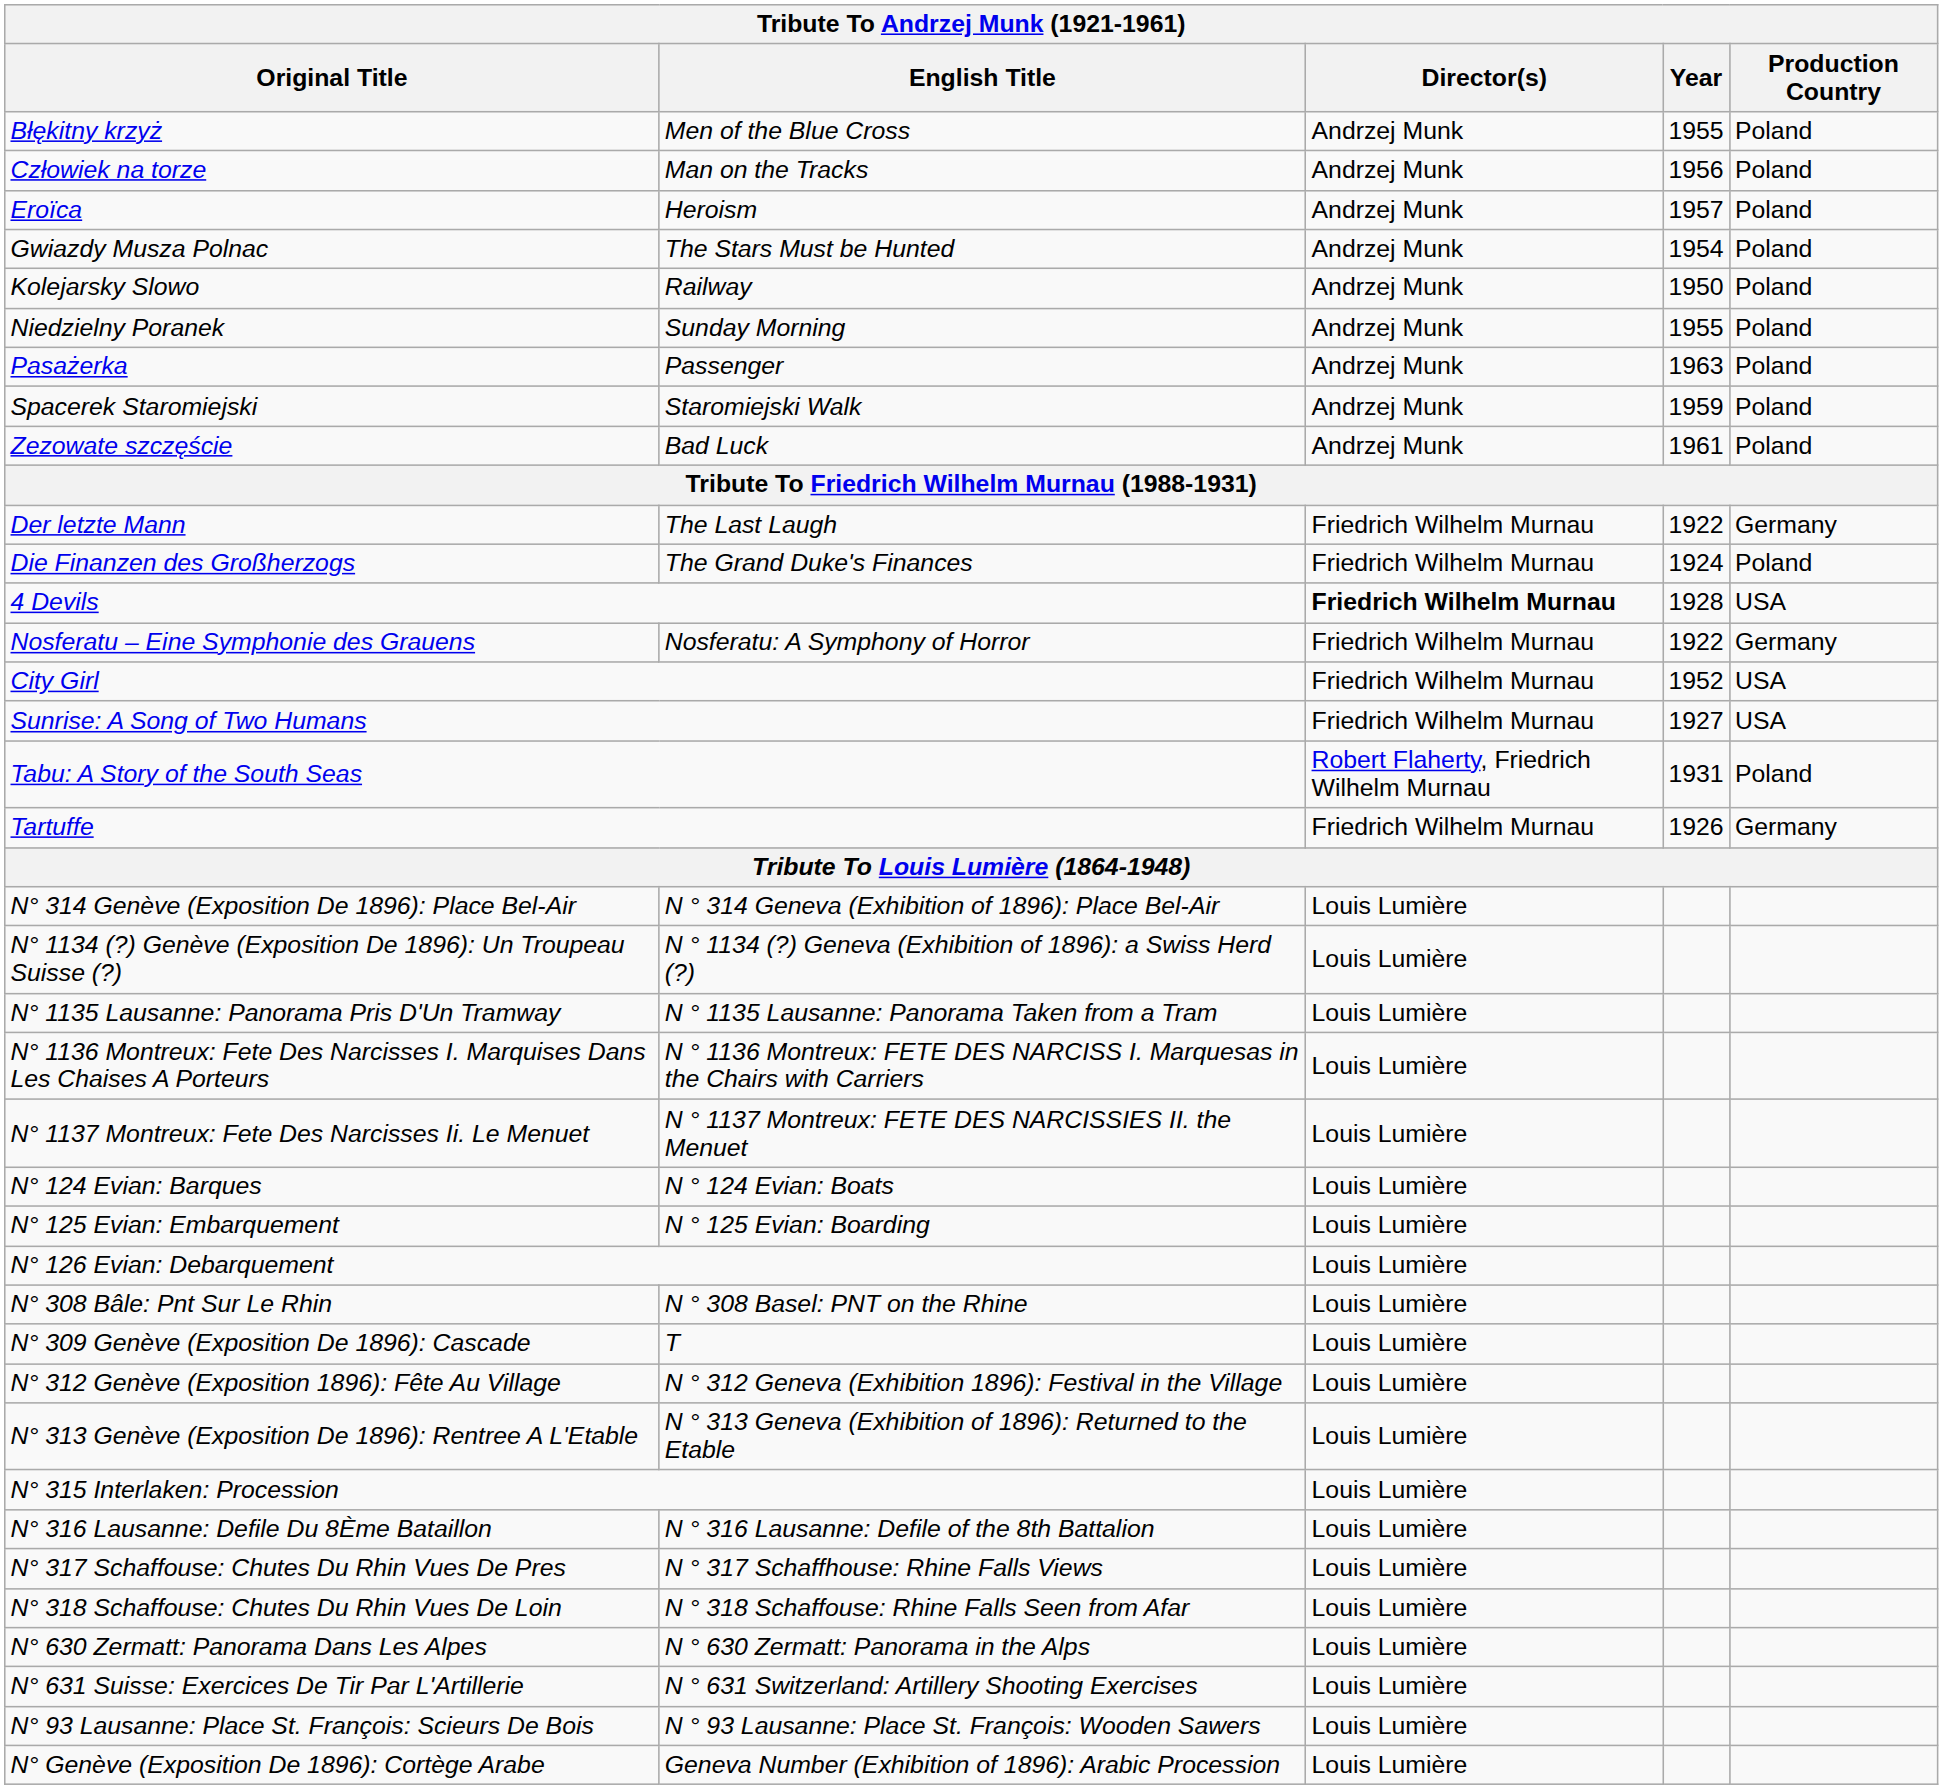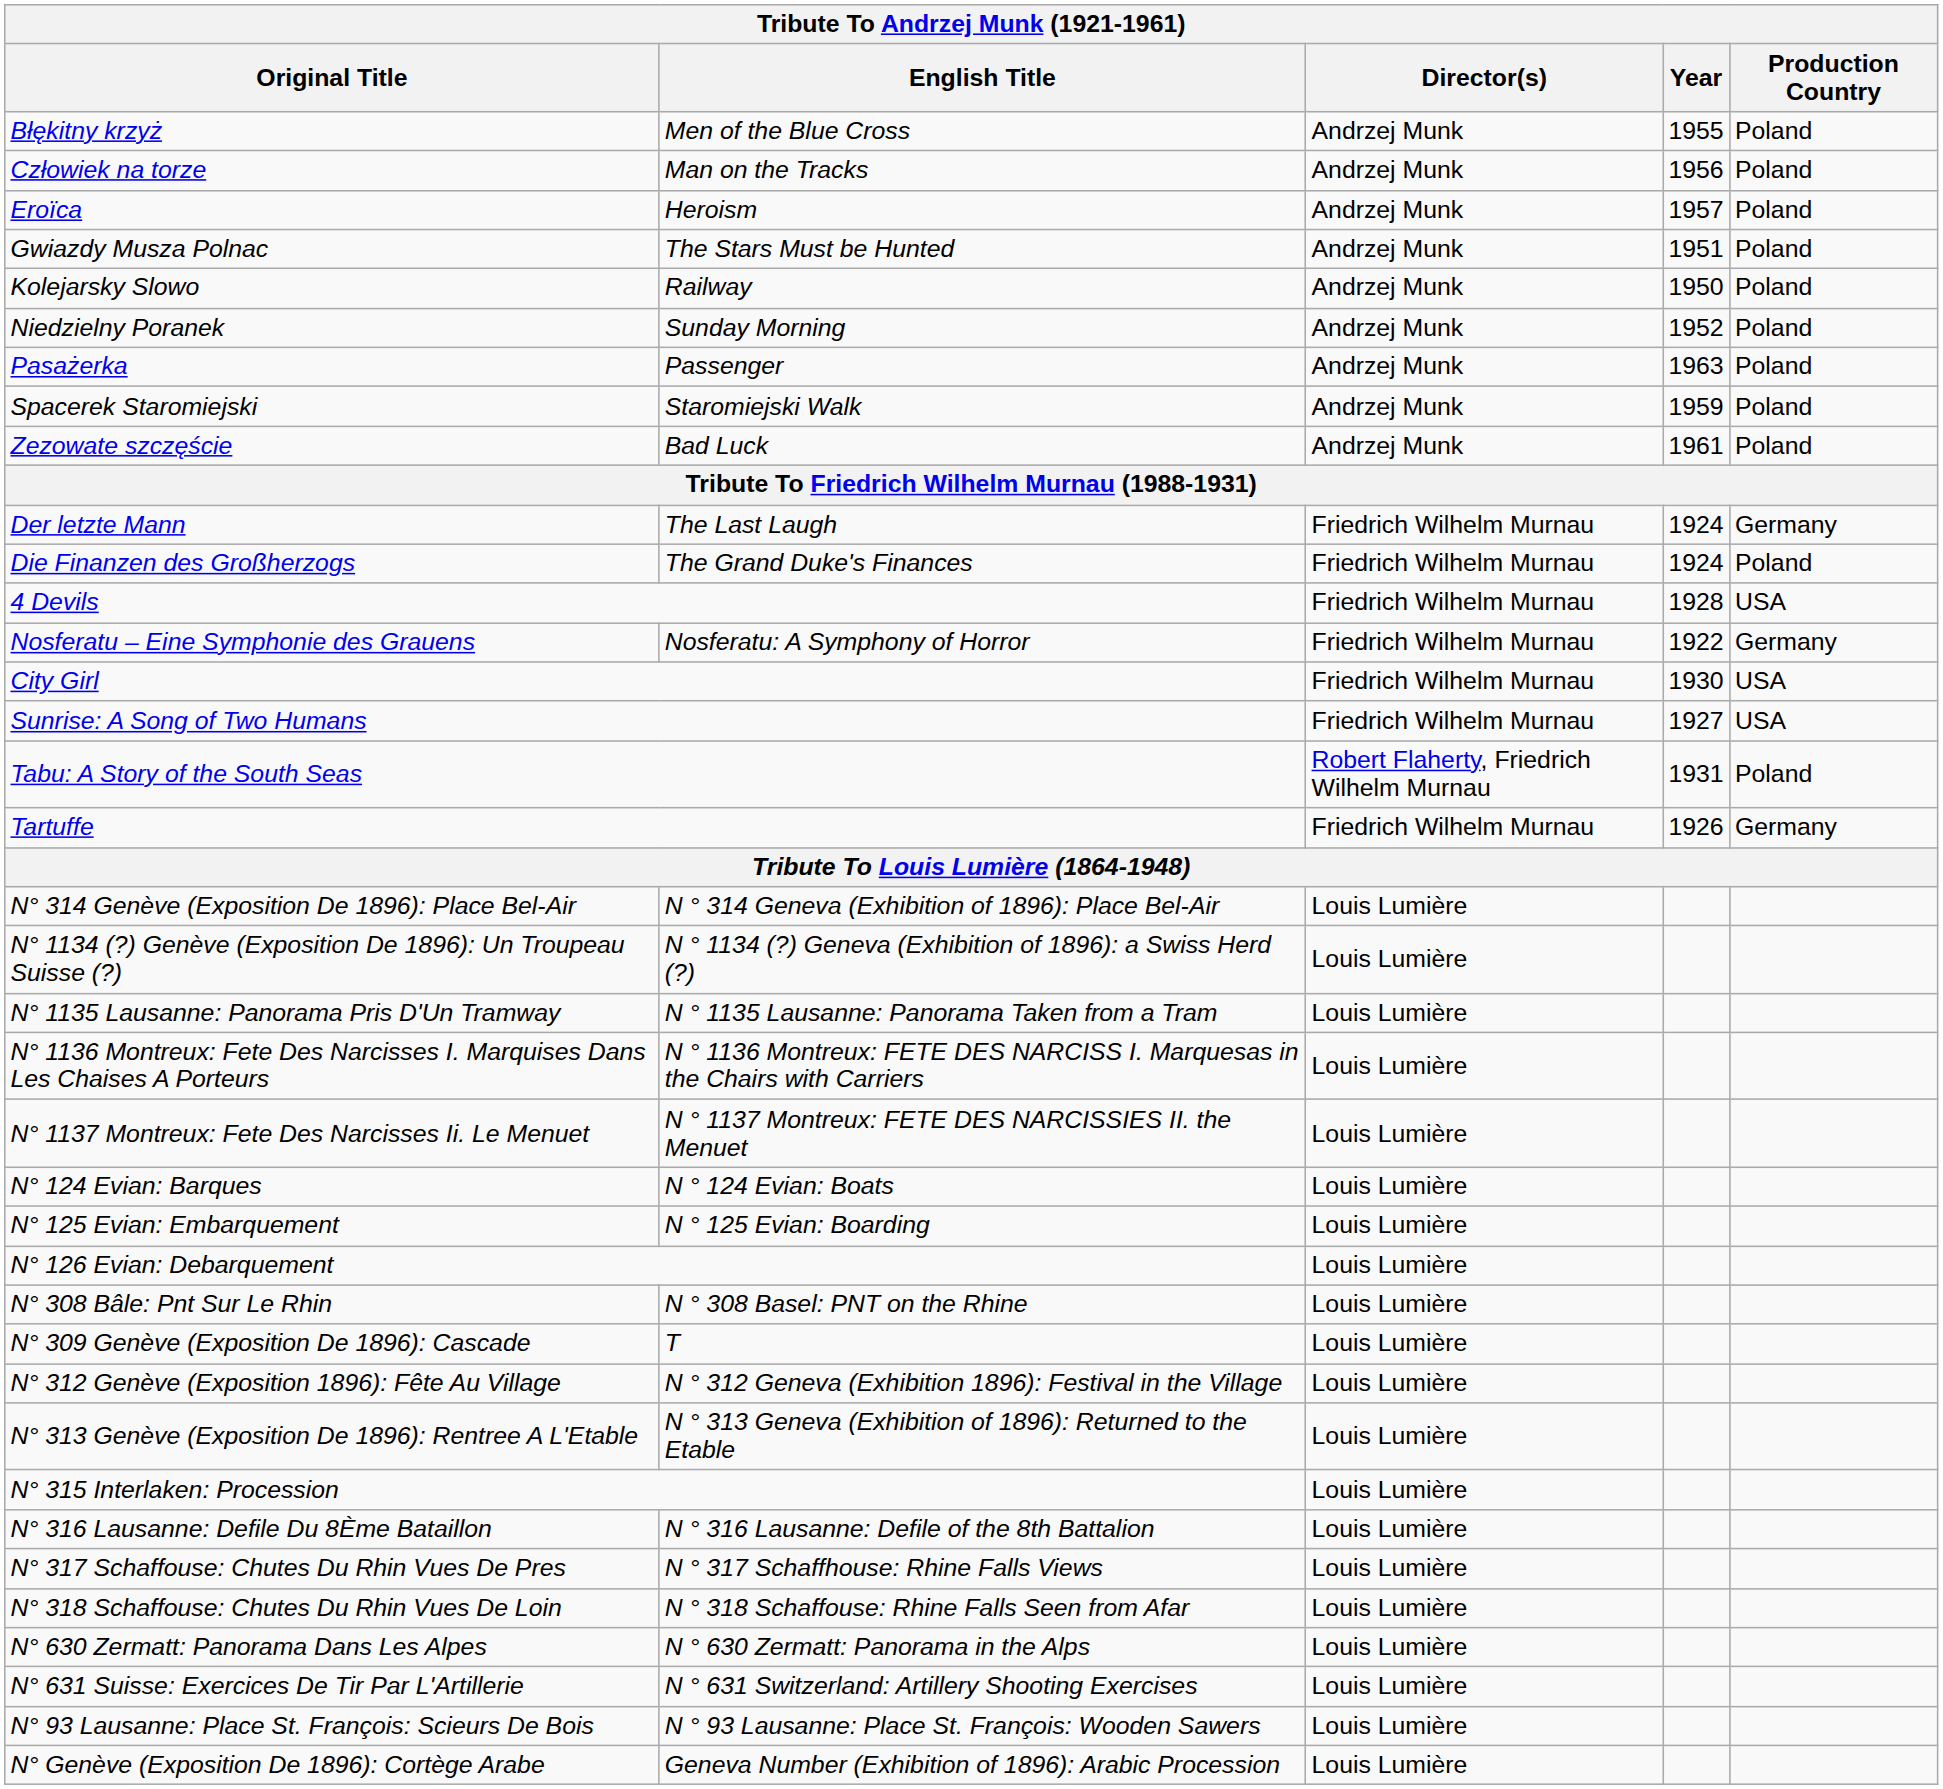(1696, 248) 1954 -> (1696, 248) 1951
(1696, 327) 1955 -> (1696, 327) 1952
(1696, 524) 1922 -> (1696, 524) 1924
(1464, 602) bold -> (1453, 602) normal
(1696, 681) 1952 -> (1696, 681) 1930
